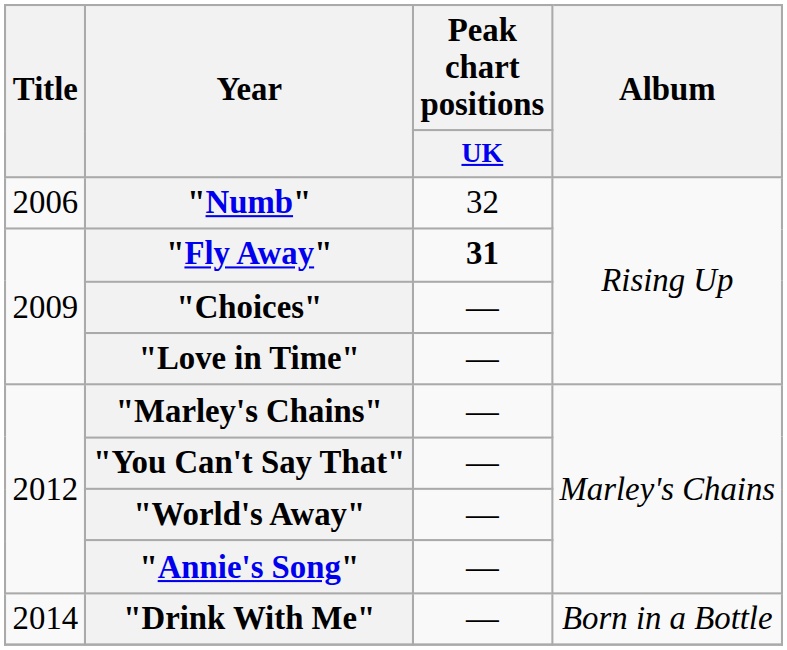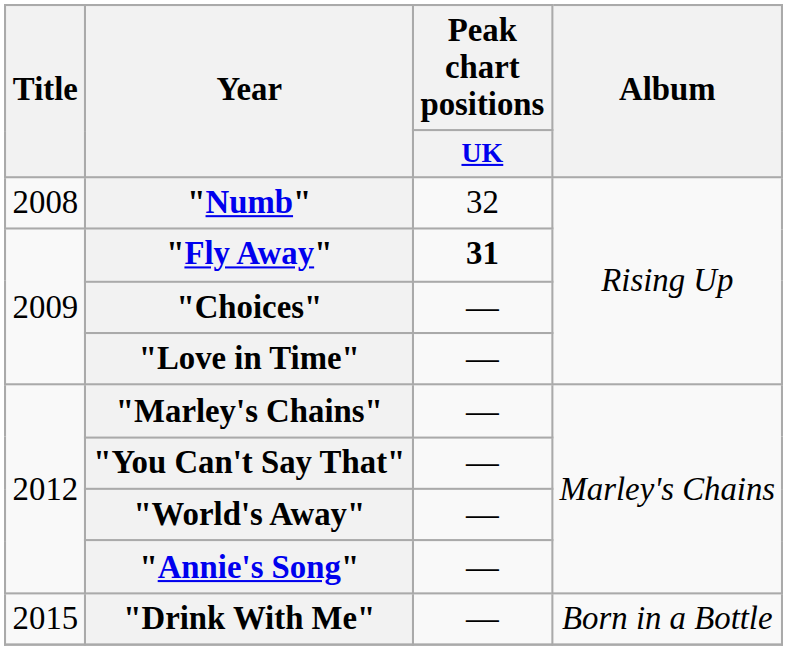(45, 202) 2006 -> (45, 202) 2008
(45, 618) 2014 -> (45, 618) 2015
